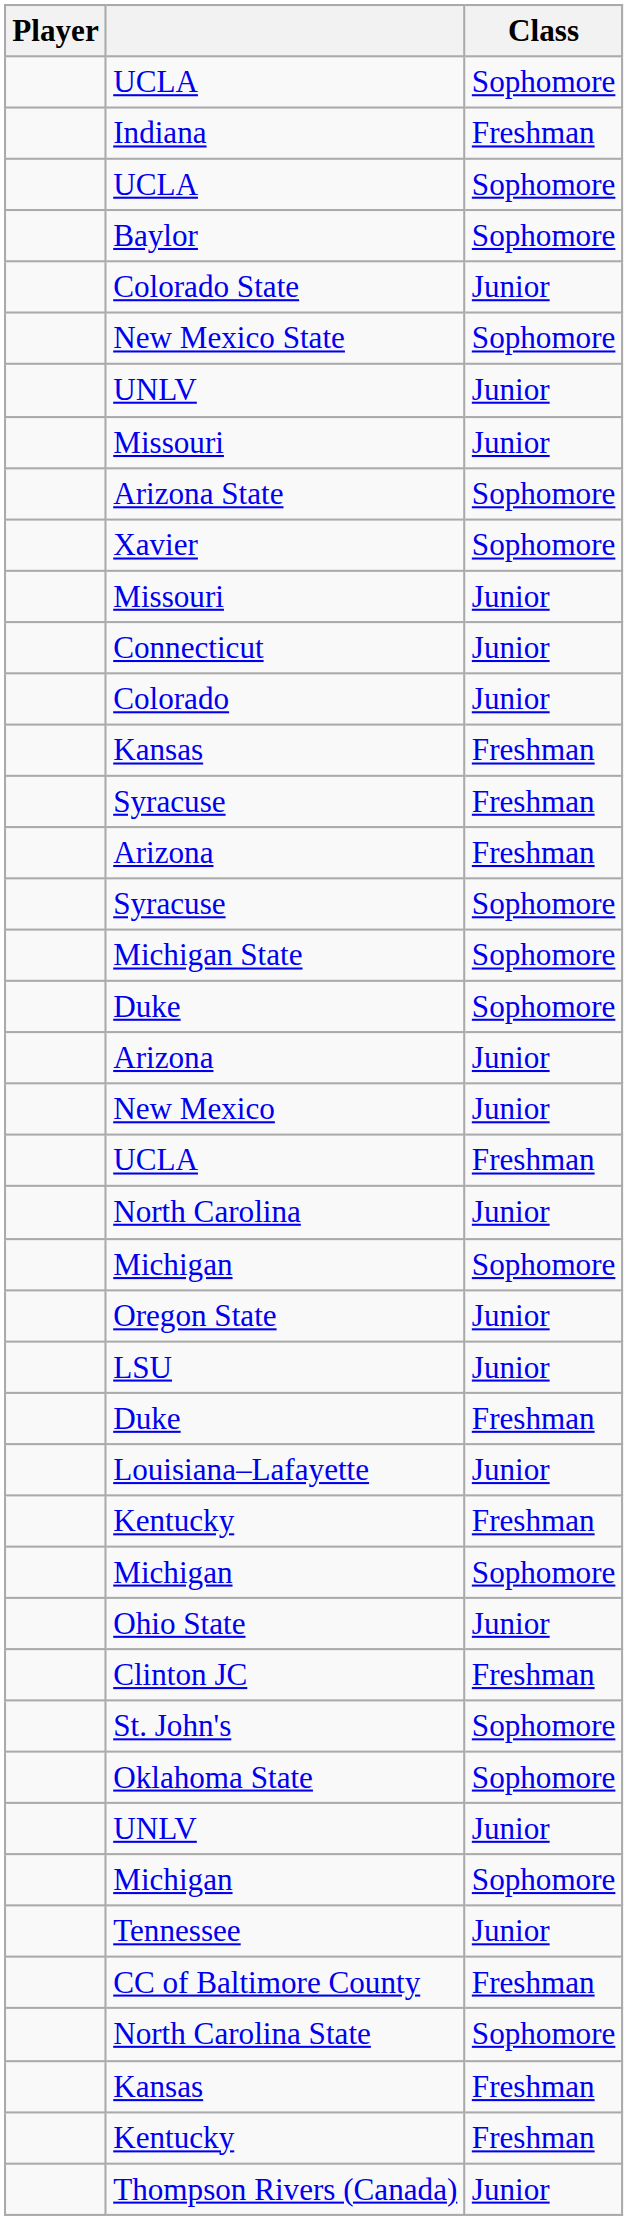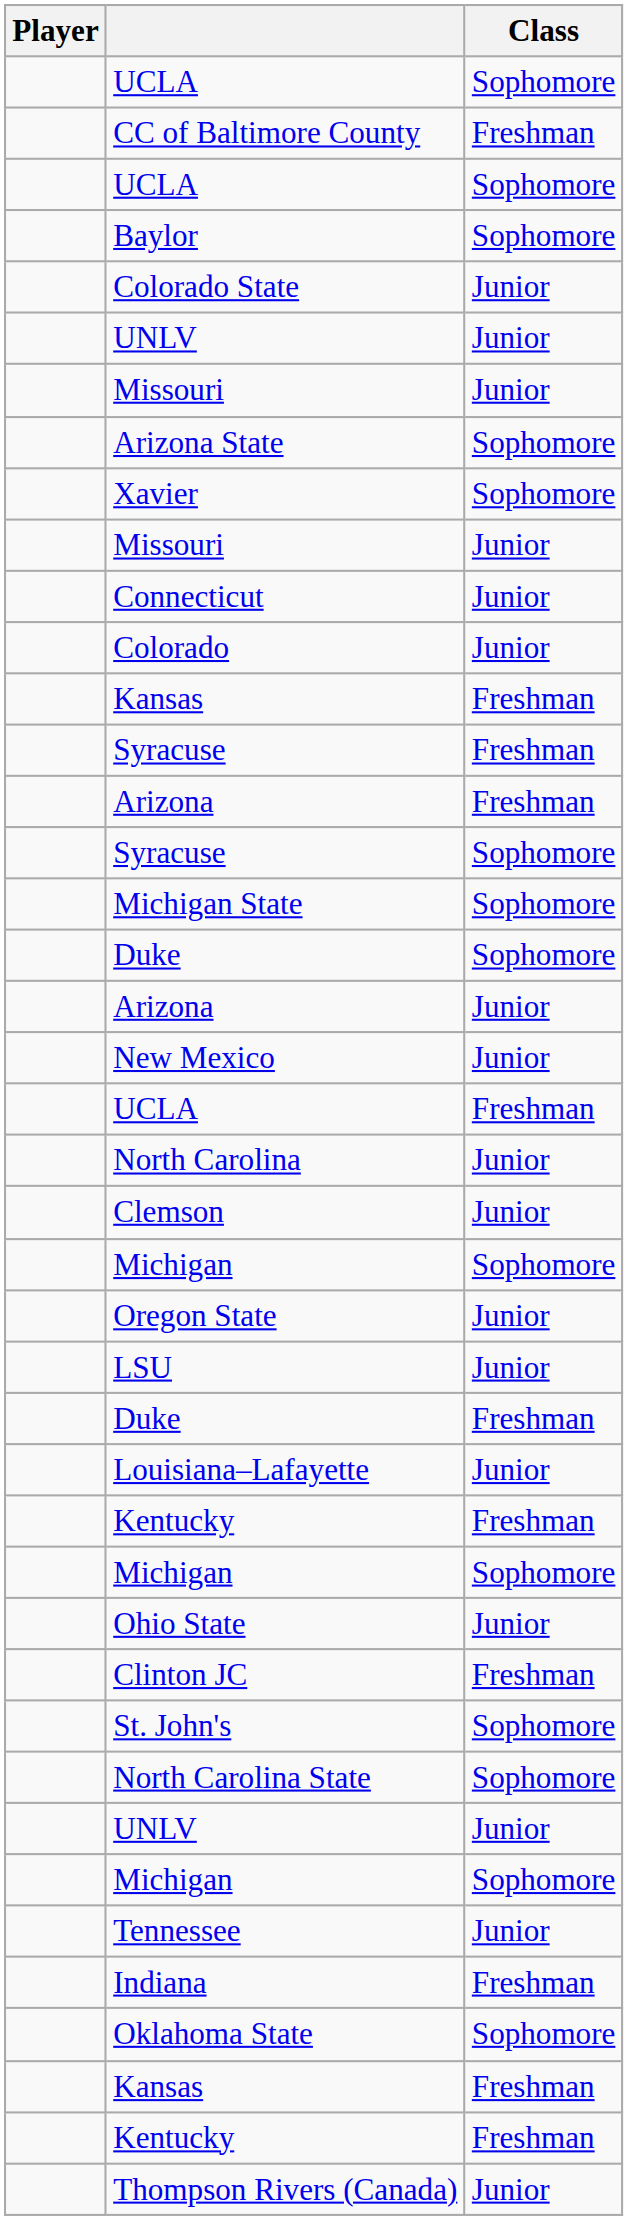rows swapped: (267, 1982) <-> (160, 133)
- row: (229, 338)
+ row: (169, 1212)
rows swapped: (213, 1777) <-> (242, 2034)
